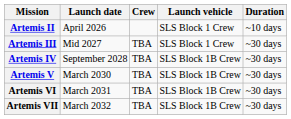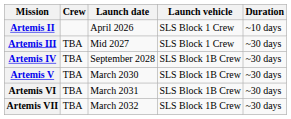columns swapped: (95, 12) <-> (143, 12)
